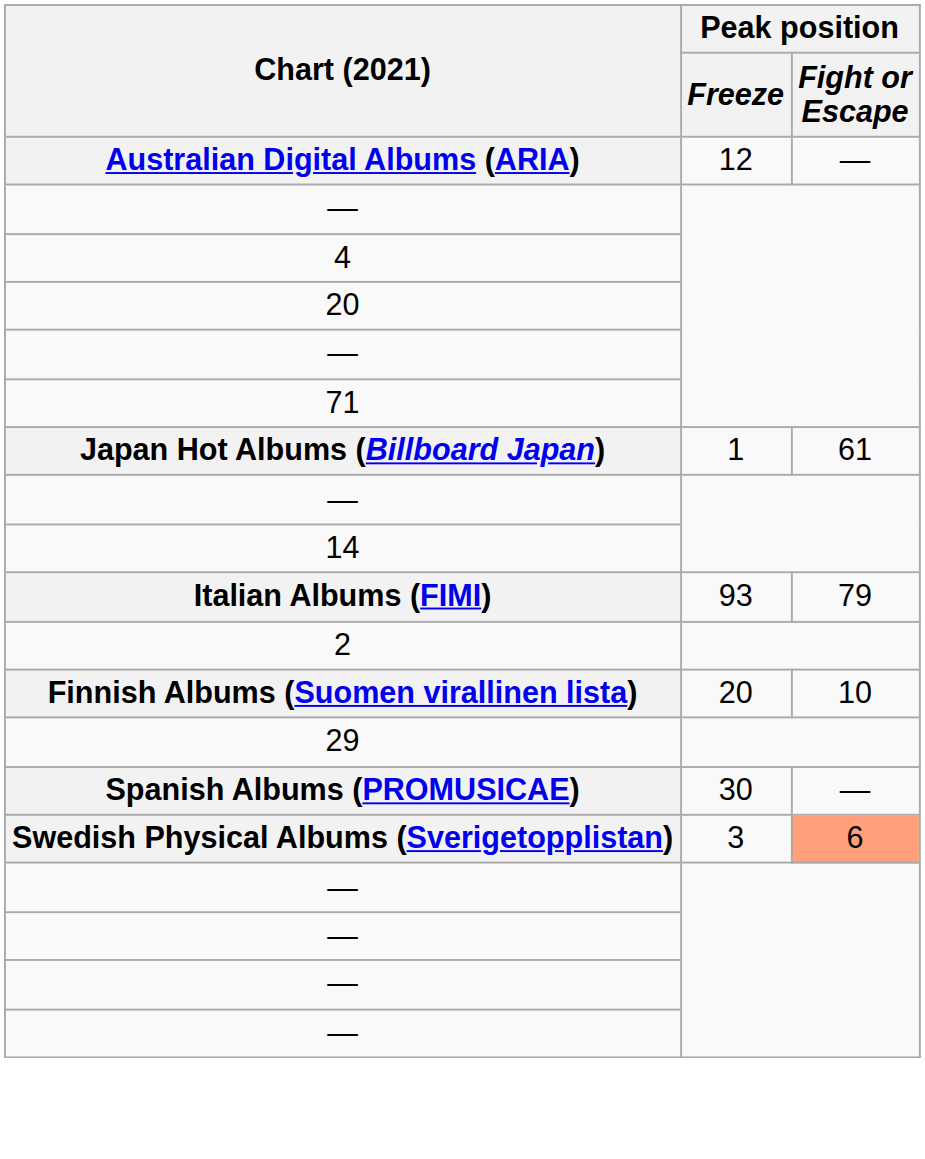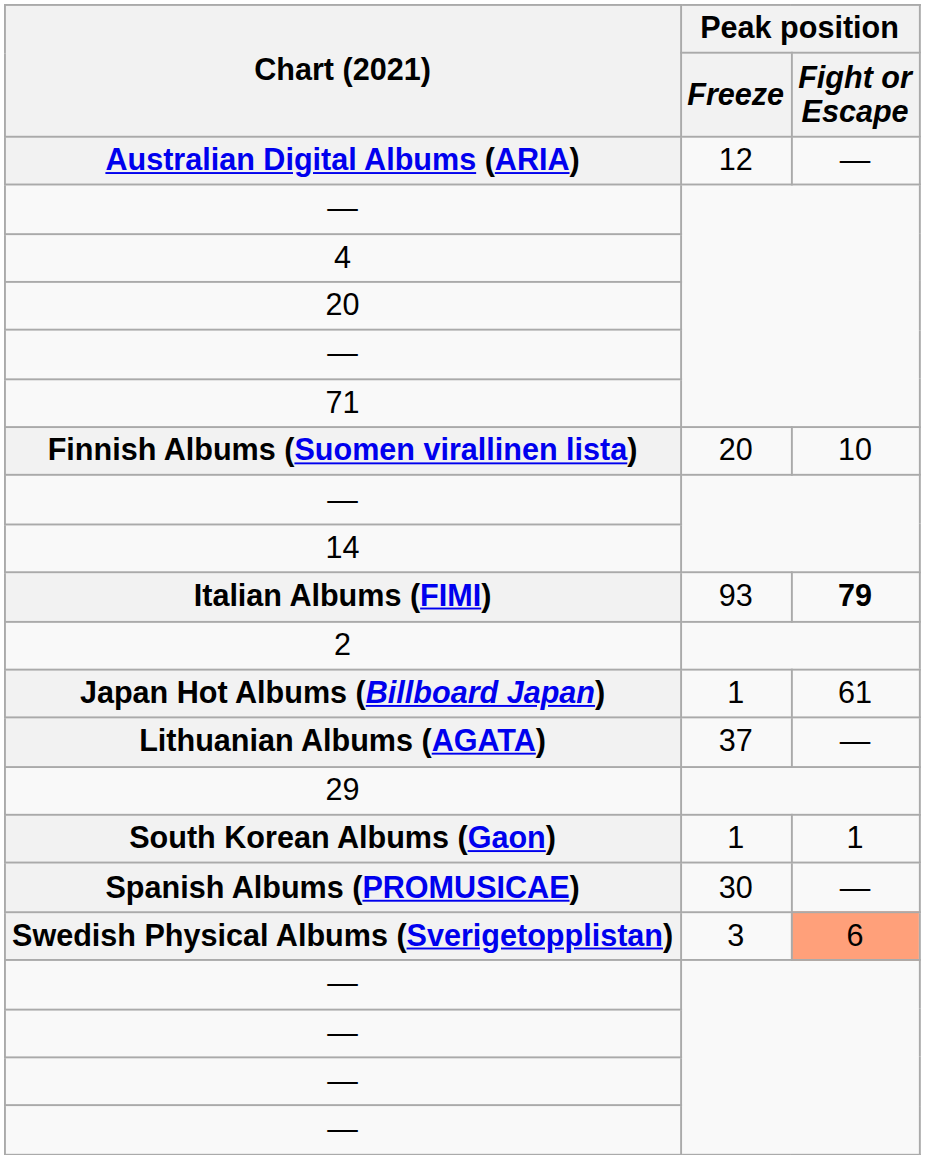rows swapped: (343, 693) <-> (343, 450)
(855, 596) normal -> (855, 596) bold
+ row: (343, 741)
+ row: (343, 838)
